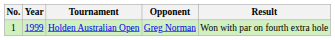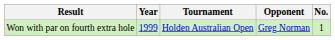columns swapped: (13, 12) <-> (264, 12)
